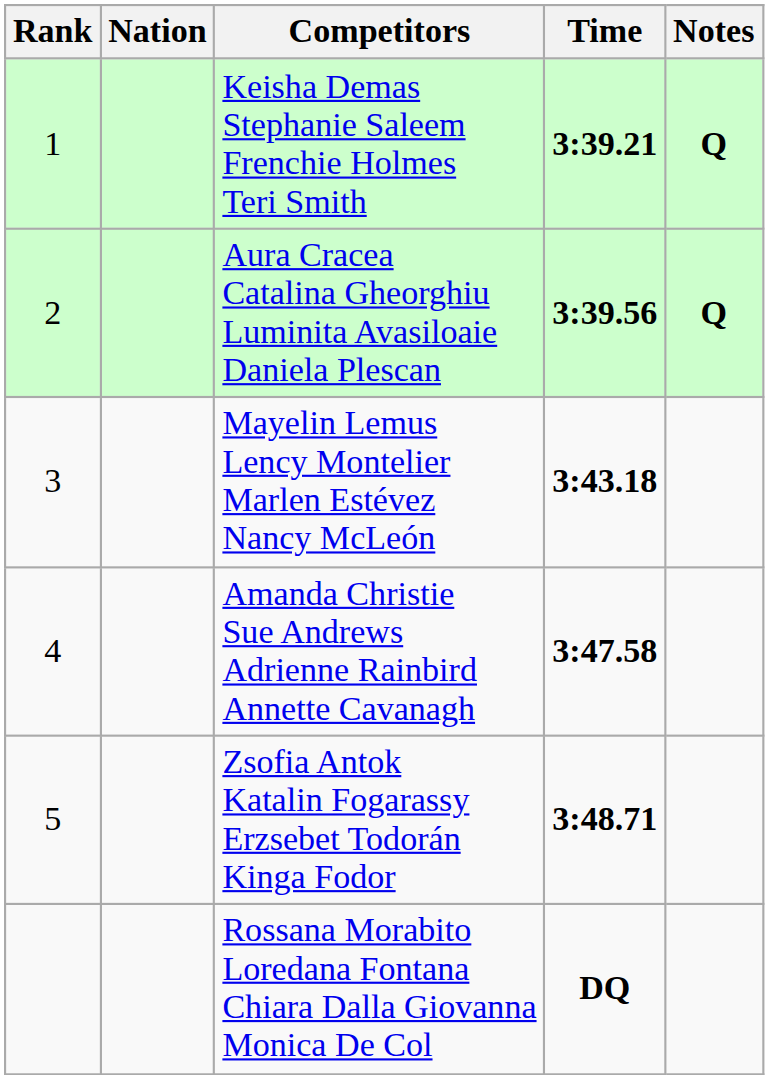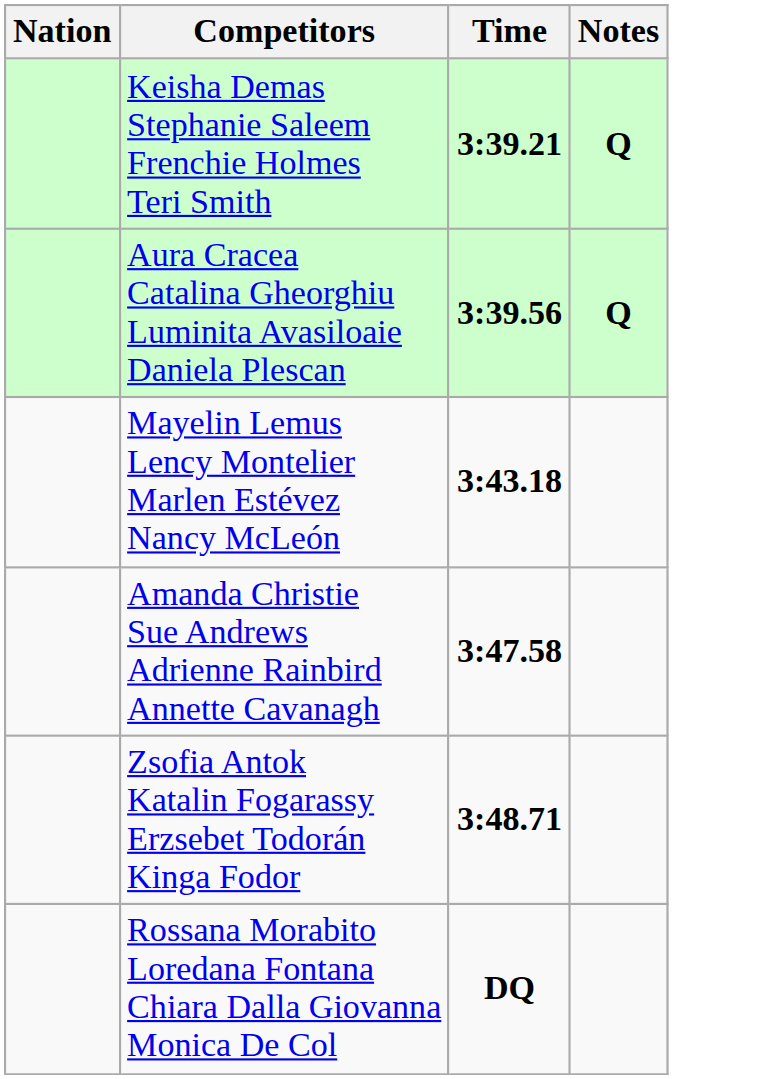- column: (53, 31)
